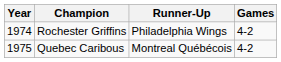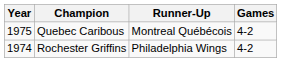rows swapped: (82, 31) <-> (81, 48)
